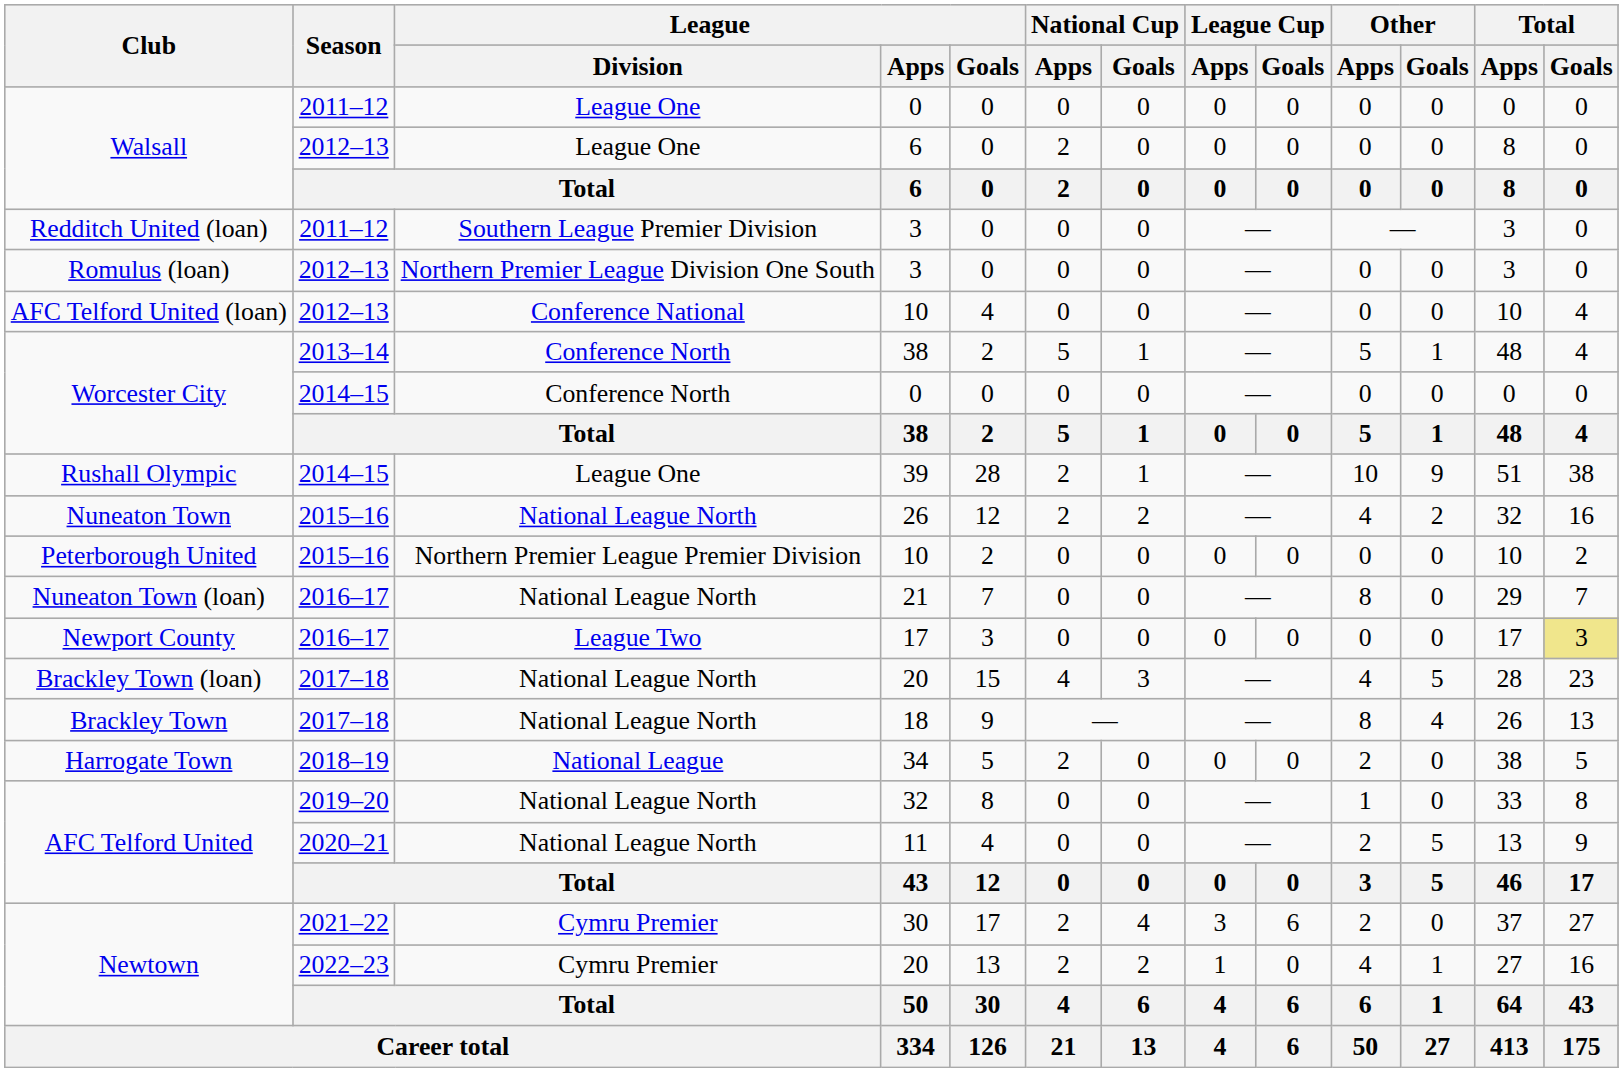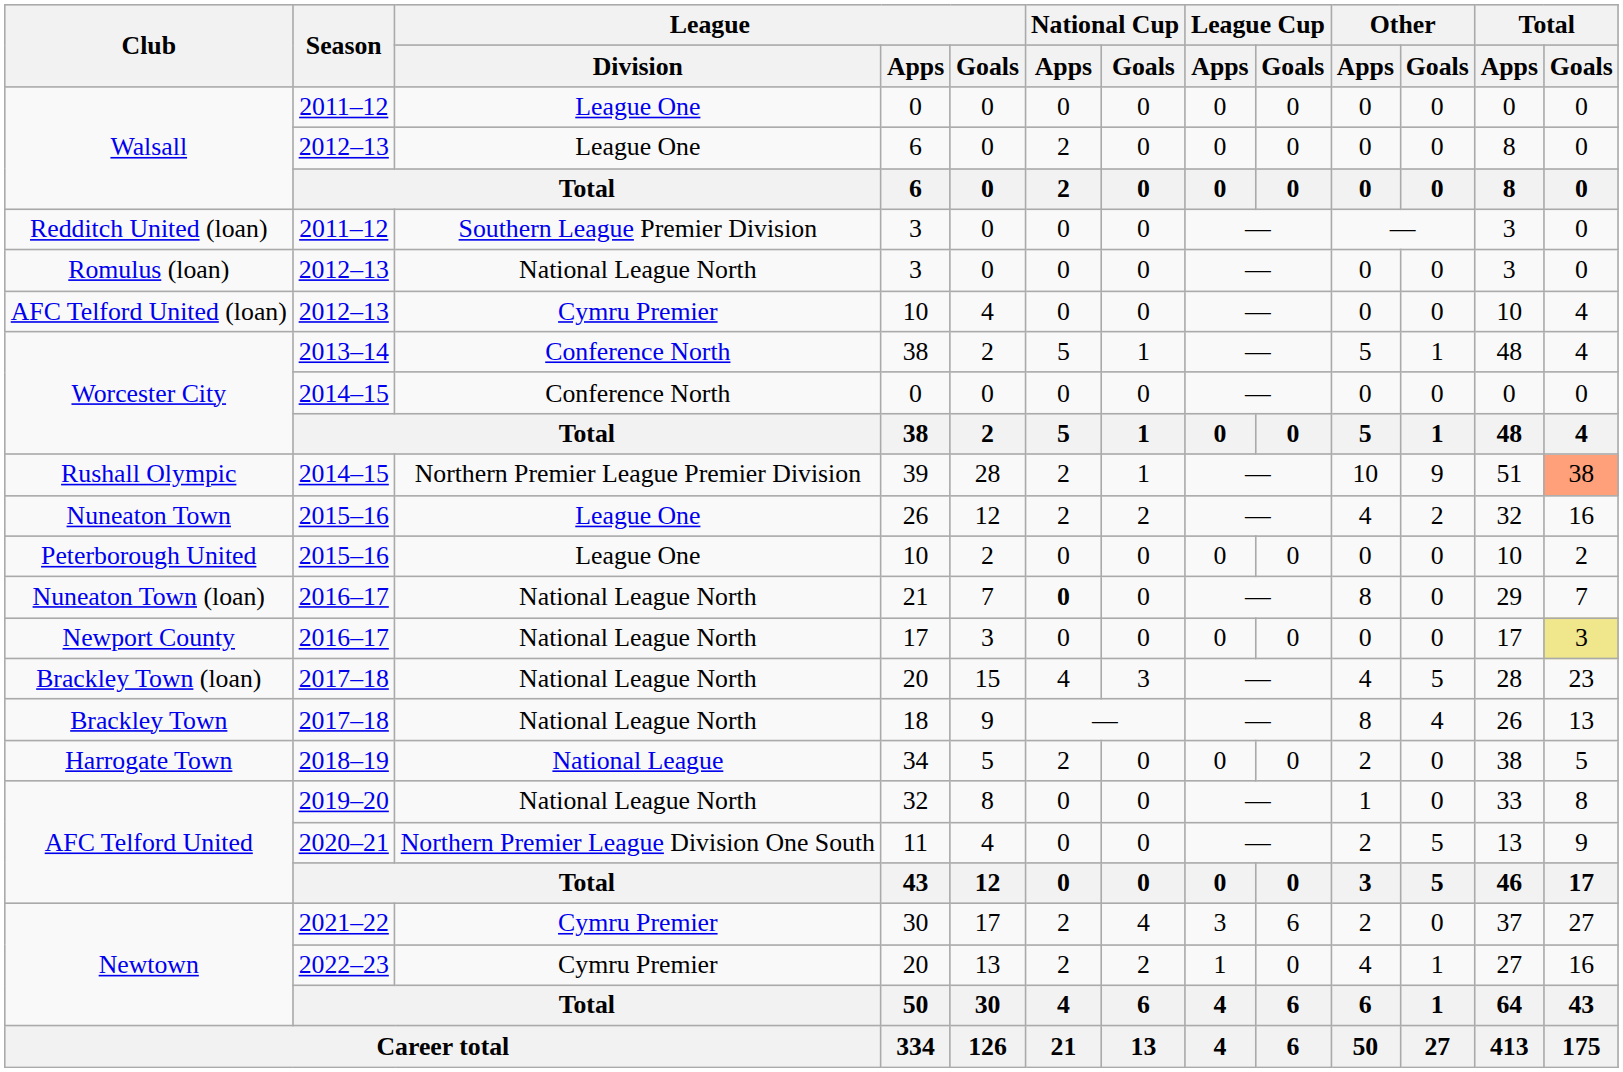(638, 270) Northern Premier League Division One South -> (638, 270) National League North
(638, 310) Conference National -> (638, 310) Cymru Premier
(638, 474) League One -> (638, 474) Northern Premier League Premier Division
(1581, 474) no background -> (1581, 474) lightsalmon background
(638, 515) National League North -> (638, 515) League One
(638, 556) Northern Premier League Premier Division -> (638, 556) League One
(1063, 596) normal -> (1063, 596) bold
(638, 637) League Two -> (638, 637) National League North
(638, 842) National League North -> (638, 842) Northern Premier League Division One South
